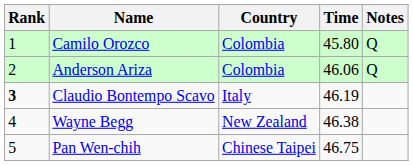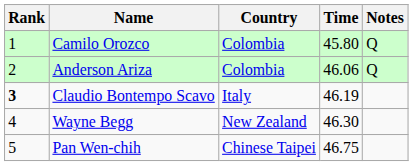(341, 121) 46.38 -> (341, 121) 46.30
